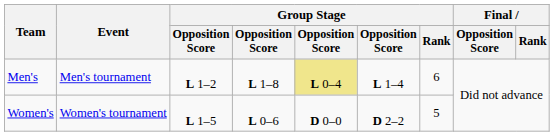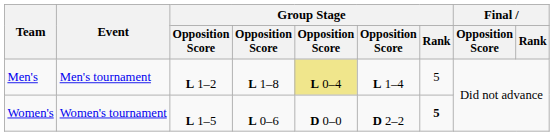(436, 77) 6 -> (436, 77) 5
(436, 113) normal -> (436, 113) bold
